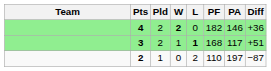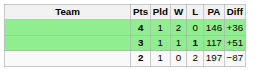- column: (214, 12)
(160, 27) 2 -> (160, 27) 1
(179, 27) bold -> (179, 27) normal
(160, 43) 2 -> (160, 43) 1
